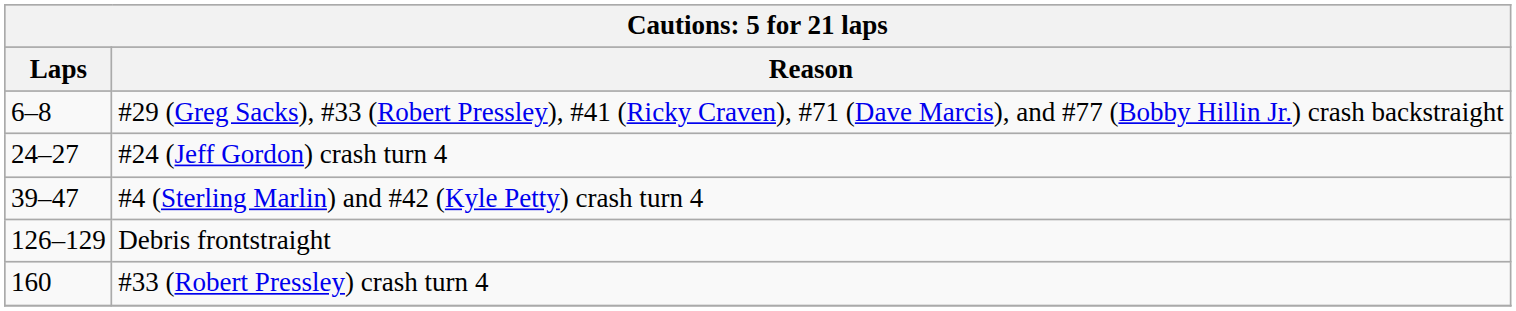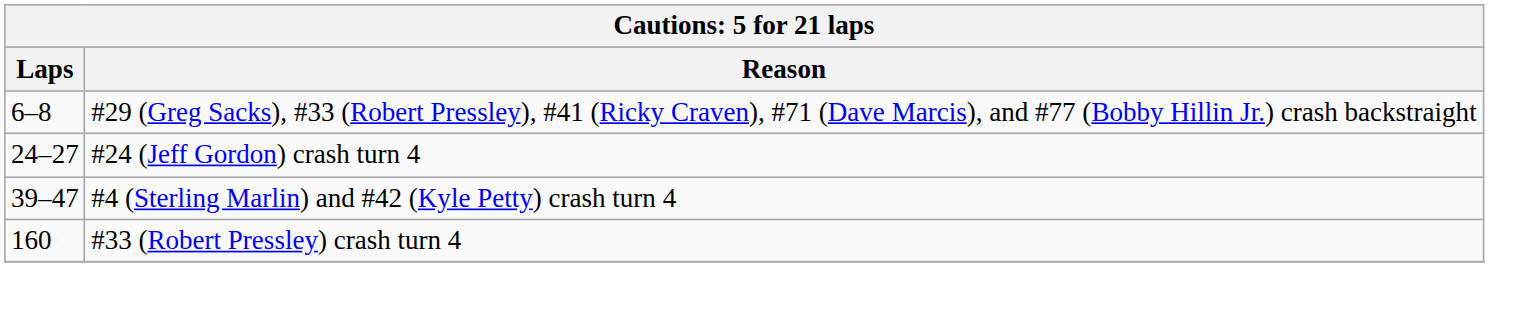- row: (224, 240)
